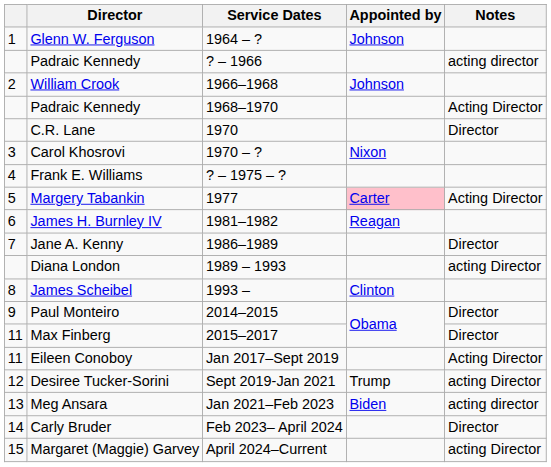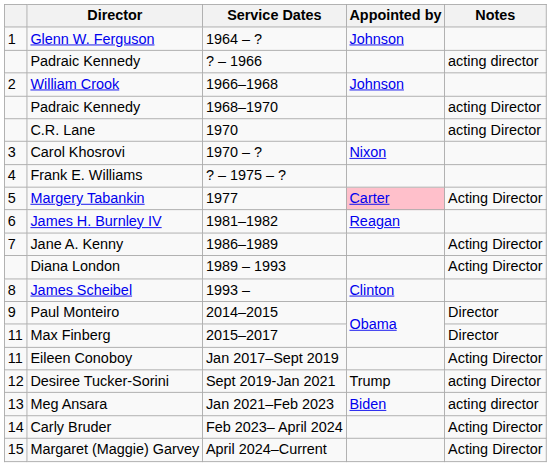(495, 107) Acting Director -> (495, 107) acting Director
(473, 130) Director -> (495, 130) acting Director
(473, 244) Director -> (495, 244) Acting Director
(495, 267) acting Director -> (495, 267) Acting Director
(473, 426) Director -> (495, 426) Acting Director
(495, 449) acting Director -> (495, 449) Acting Director
